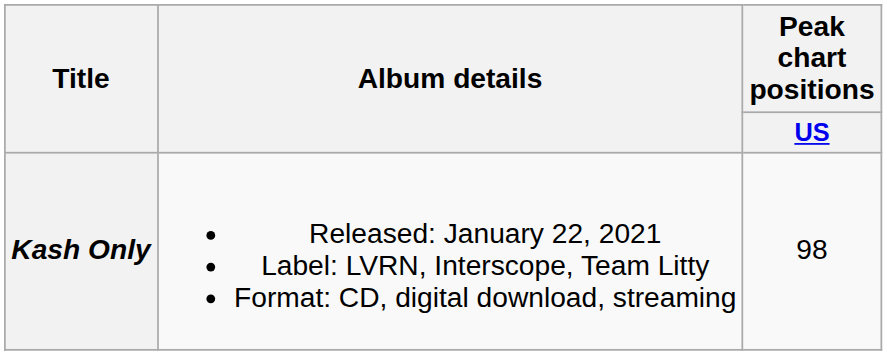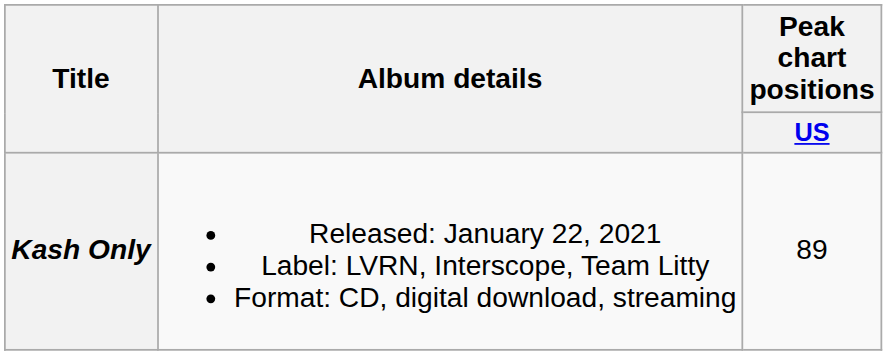(812, 250) 98 -> (812, 250) 89
